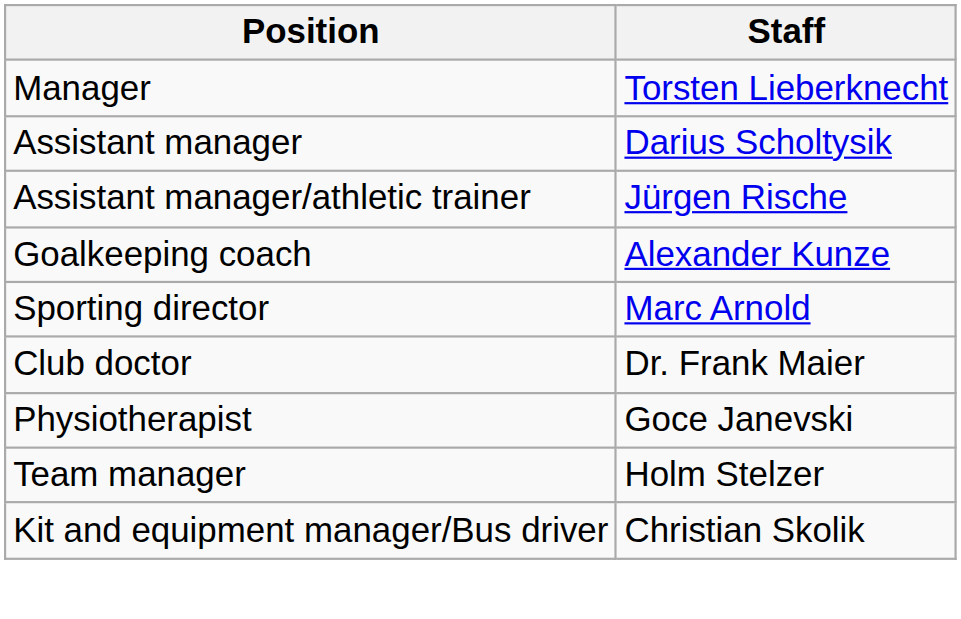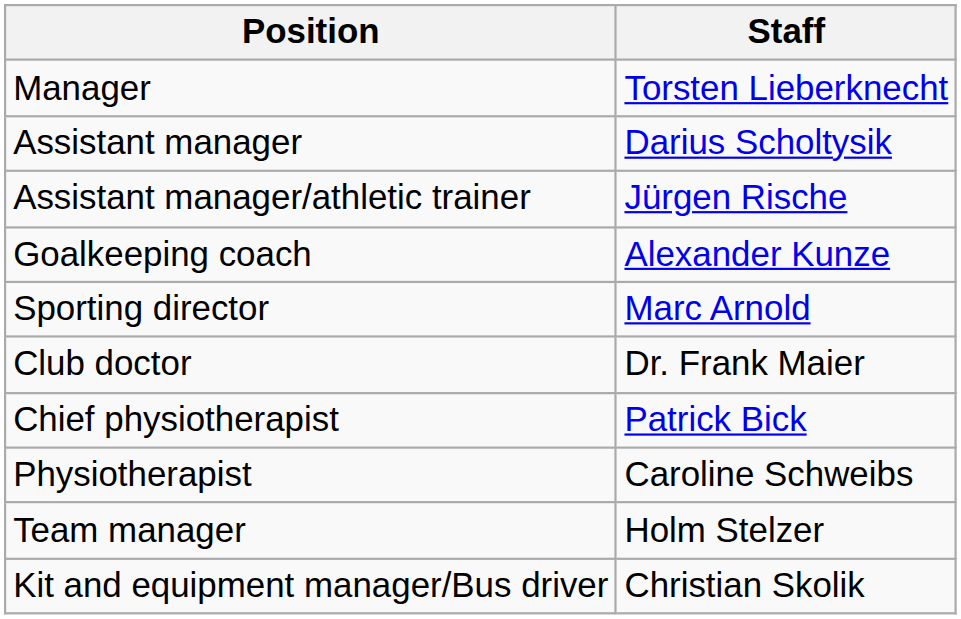+ row: (716, 419)
+ row: (769, 474)
- row: (739, 419)
